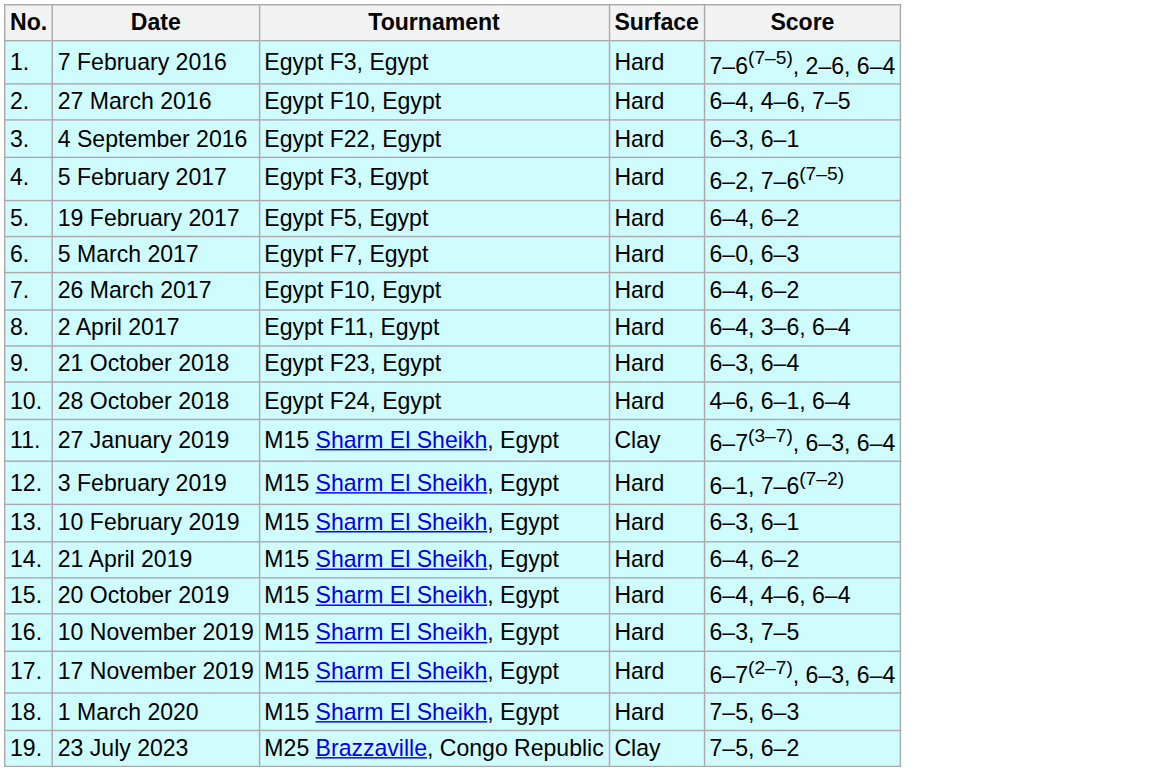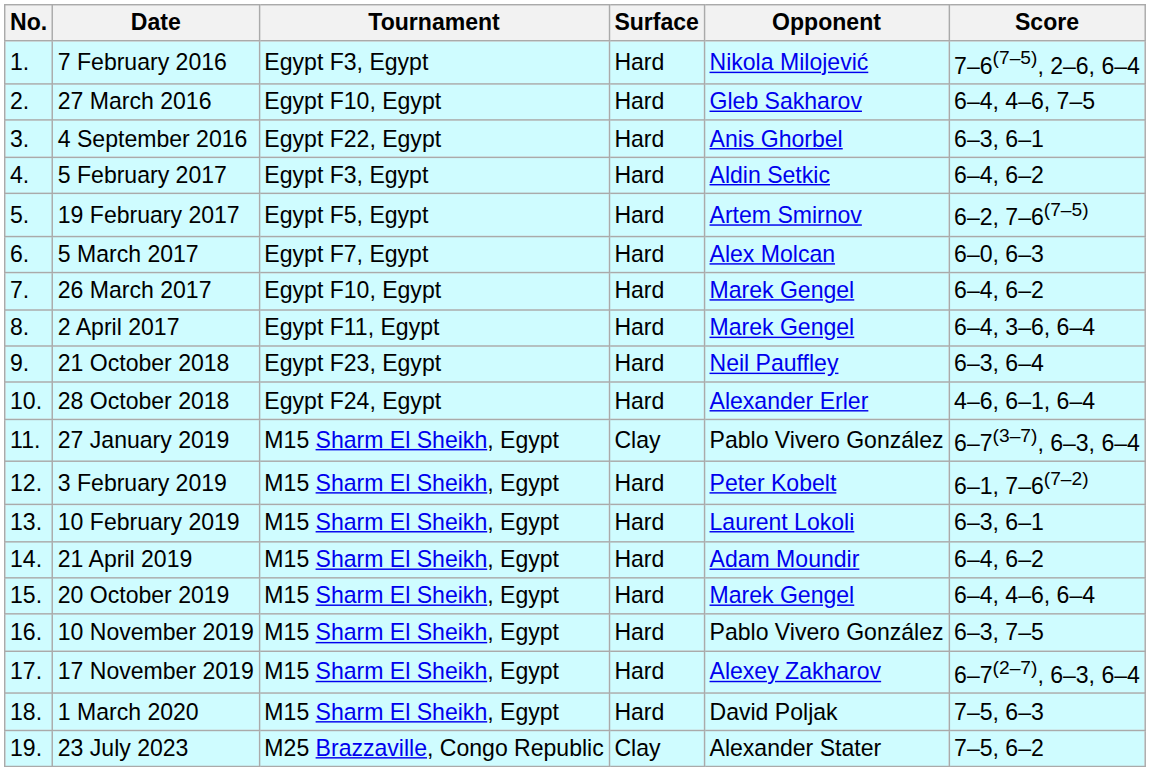+ column: (826, 22)
(777, 178) 6–2, 7–6(7–5) -> (999, 175) 6–4, 6–2
(754, 217) 6–4, 6–2 -> (1021, 214) 6–2, 7–6(7–5)
